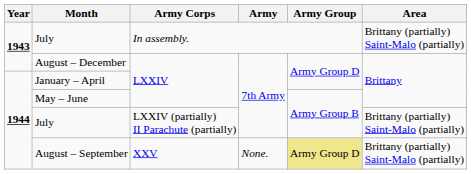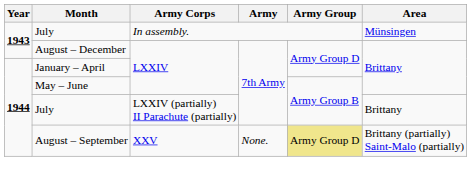(414, 37) Brittany (partially) Saint-Malo (partially) -> (390, 31) Münsingen
(414, 122) Brittany (partially) Saint-Malo (partially) -> (383, 109) Brittany
